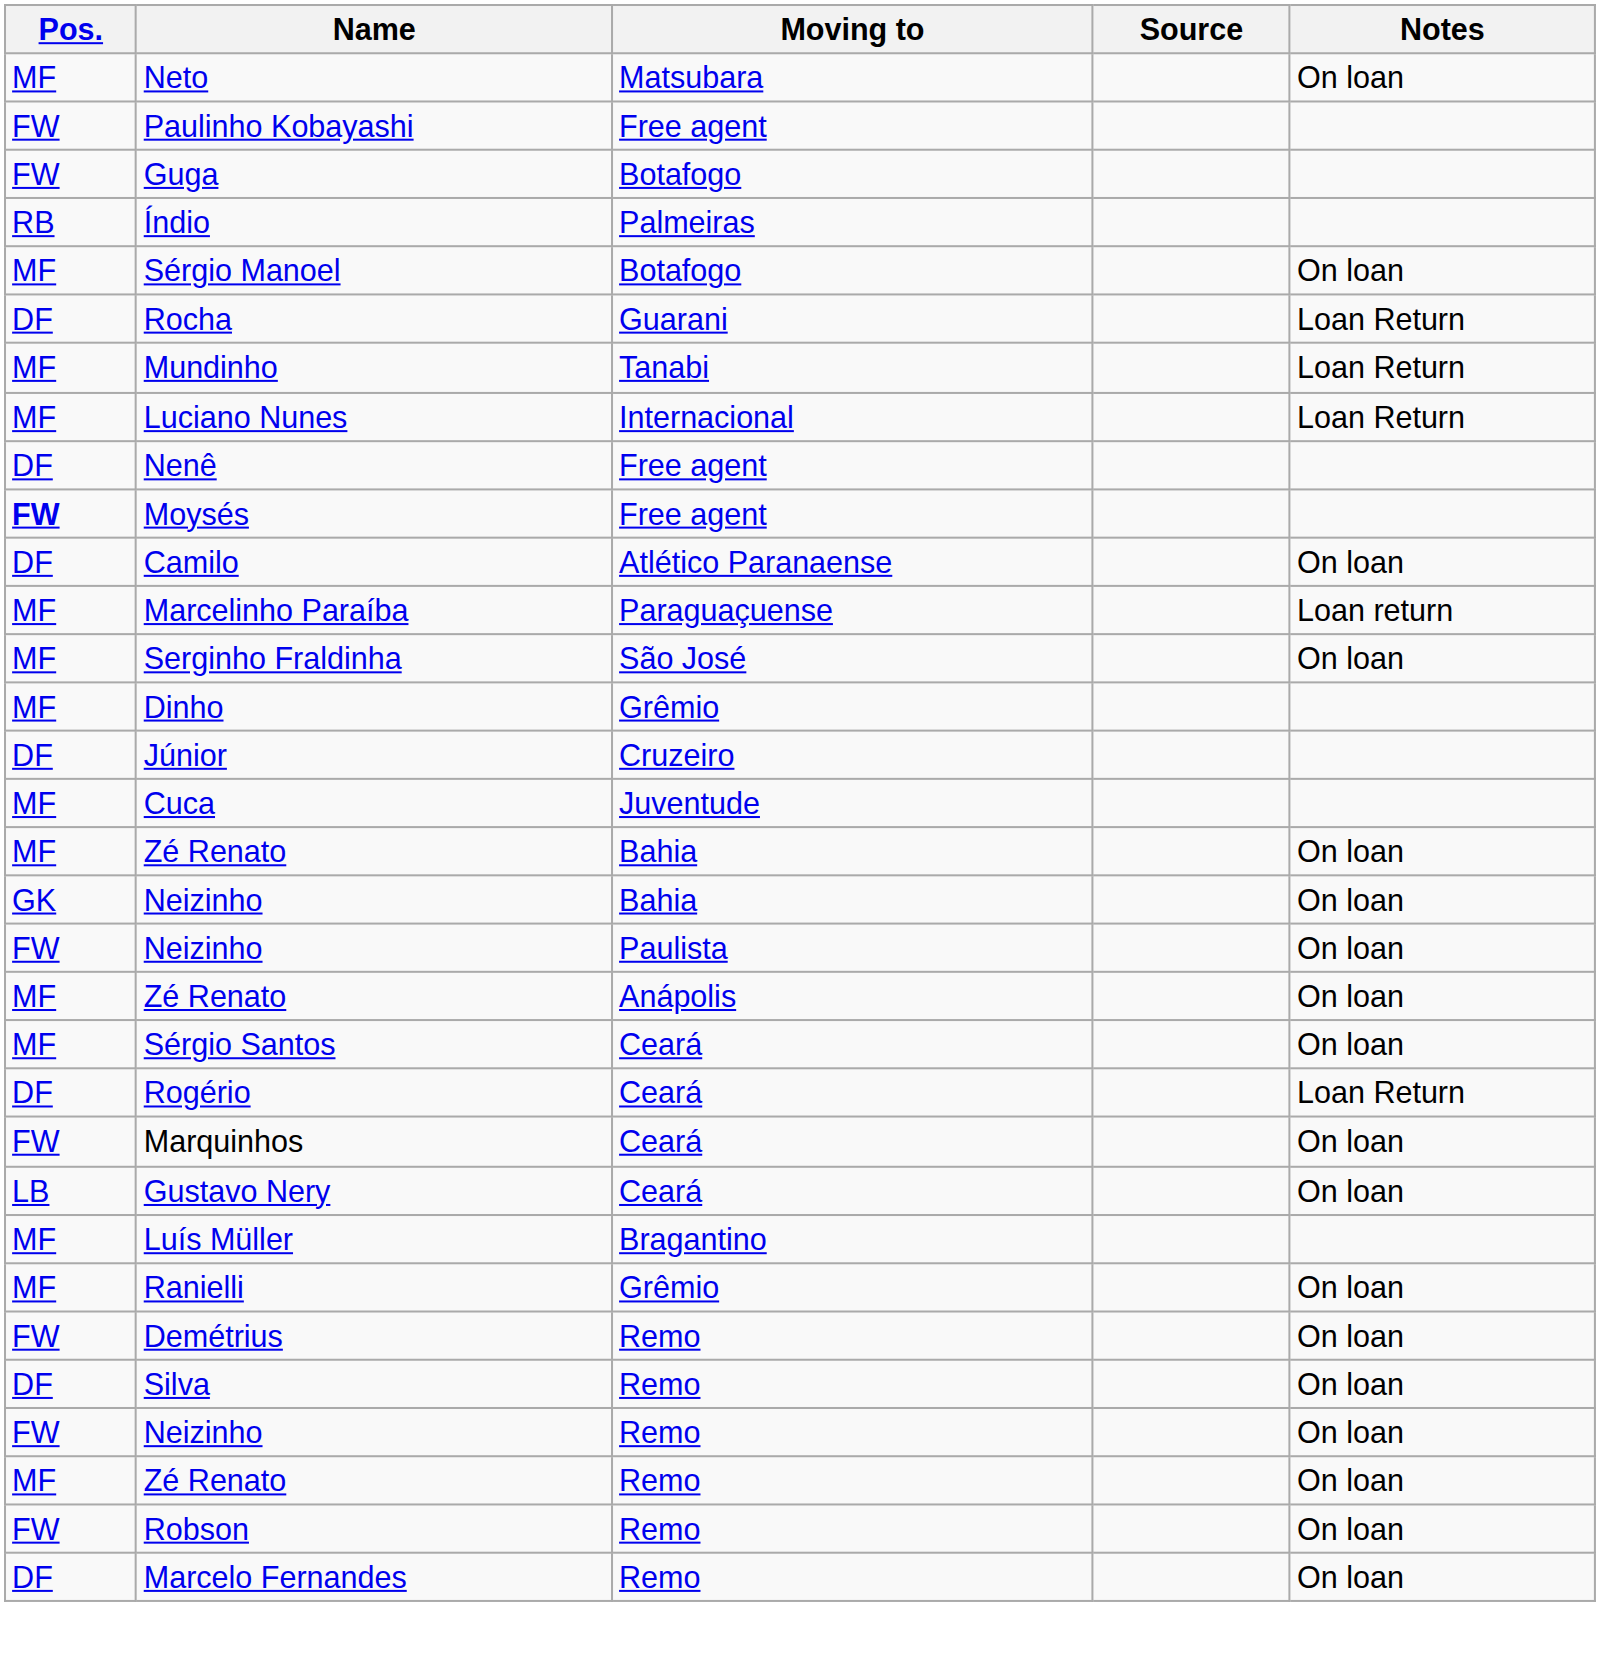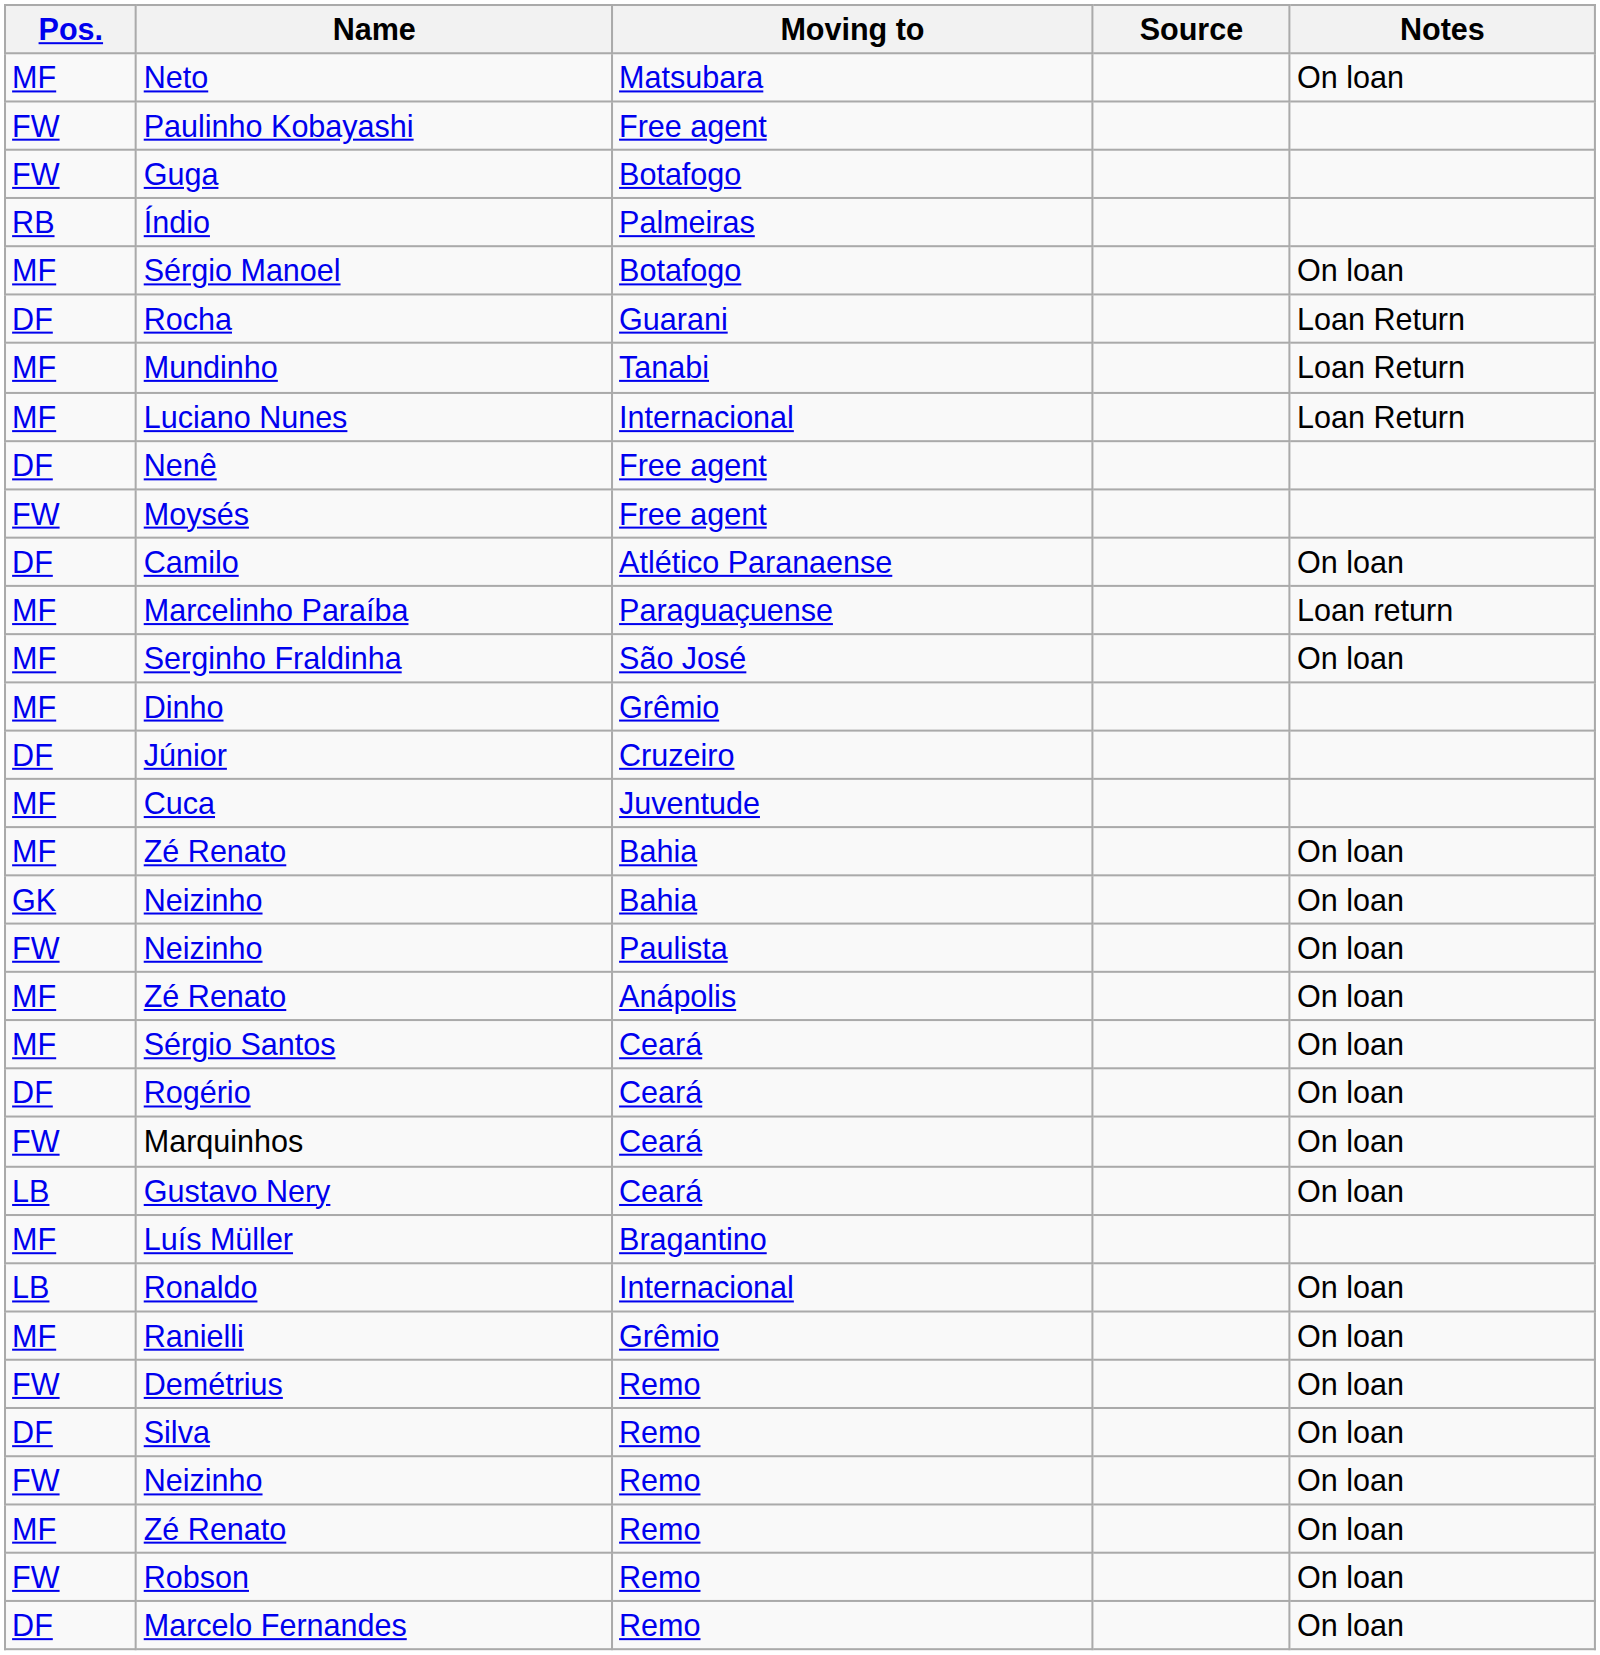(36, 513) bold -> (36, 513) normal
(1381, 1093) Loan Return -> (1350, 1093) On loan
+ row: (201, 1287)
